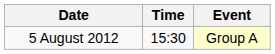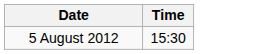- column: (232, 15)
